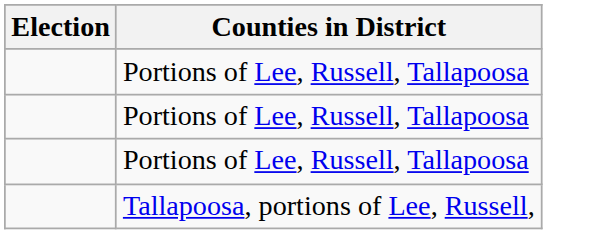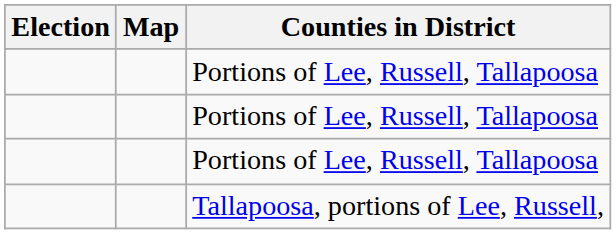+ column: (151, 26)
